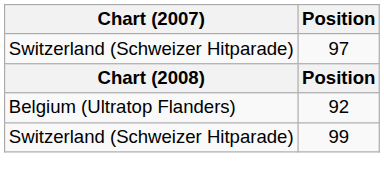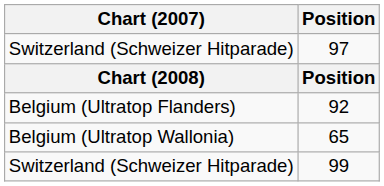+ row: (339, 136)
